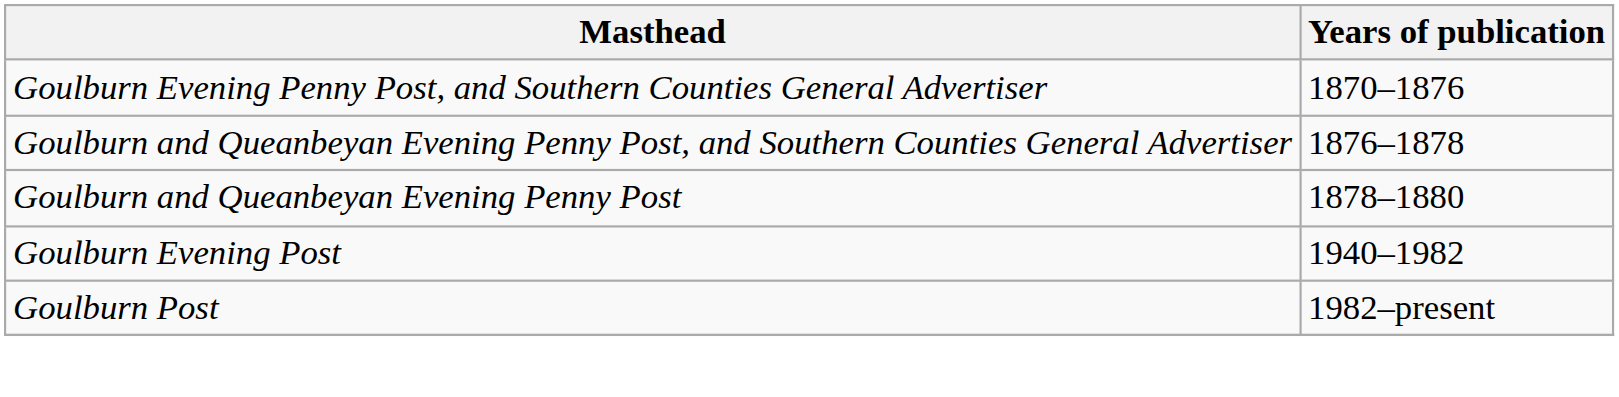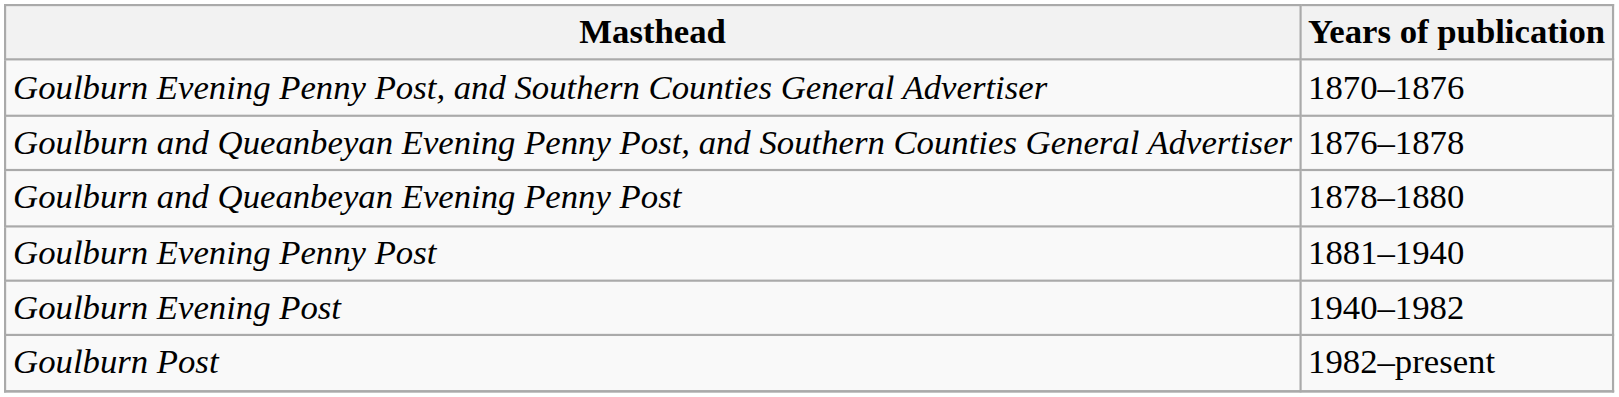+ row: (225, 252)
